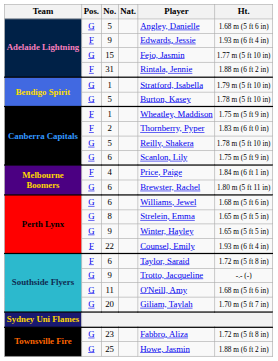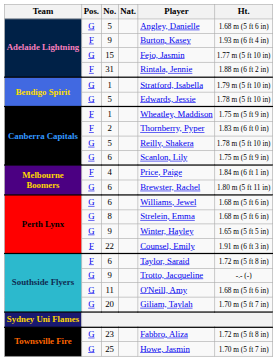(168, 41) Edwards, Jessie -> (166, 41) Burton, Kasey
(166, 99) Burton, Kasey -> (168, 99) Edwards, Jessie
(244, 218) 1.65 m (5 ft 5 in) -> (244, 218) 1.68 m (5 ft 6 in)
(244, 246) 1.93 m (6 ft 4 in) -> (244, 246) 1.91 m (6 ft 3 in)
(244, 350) 1.88 m (6 ft 2 in) -> (244, 350) 1.70 m (5 ft 7 in)
